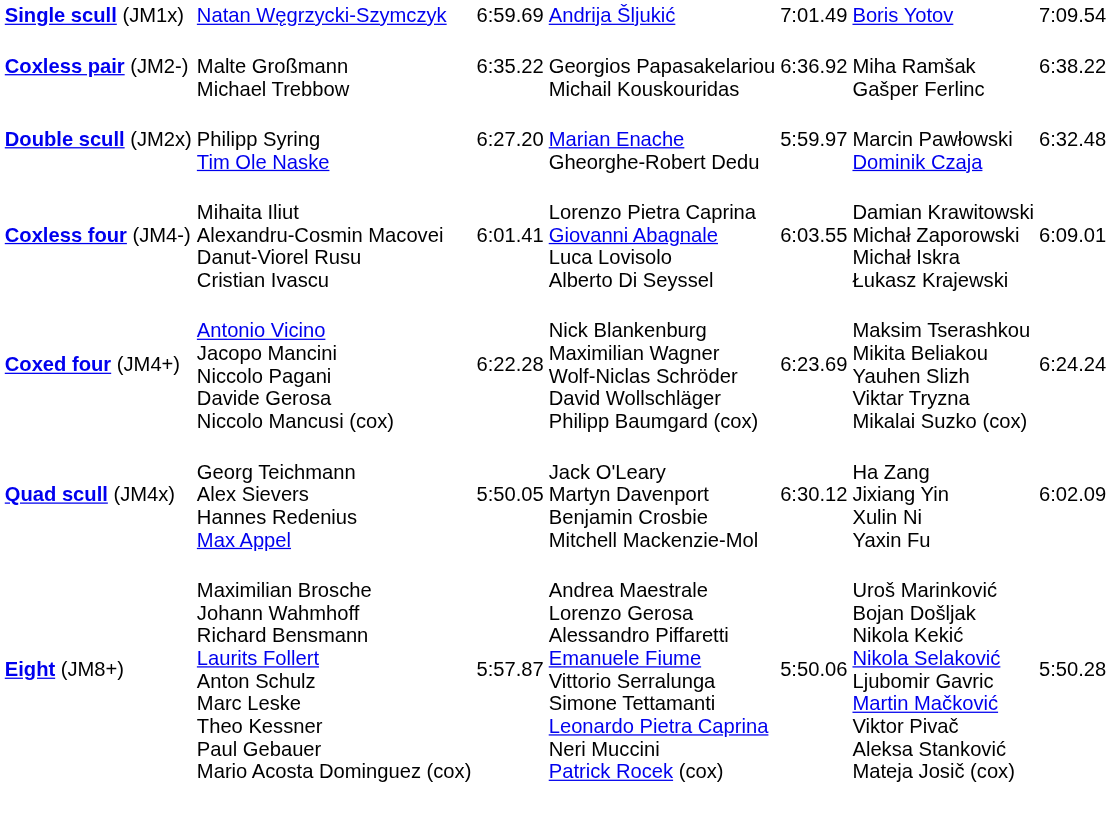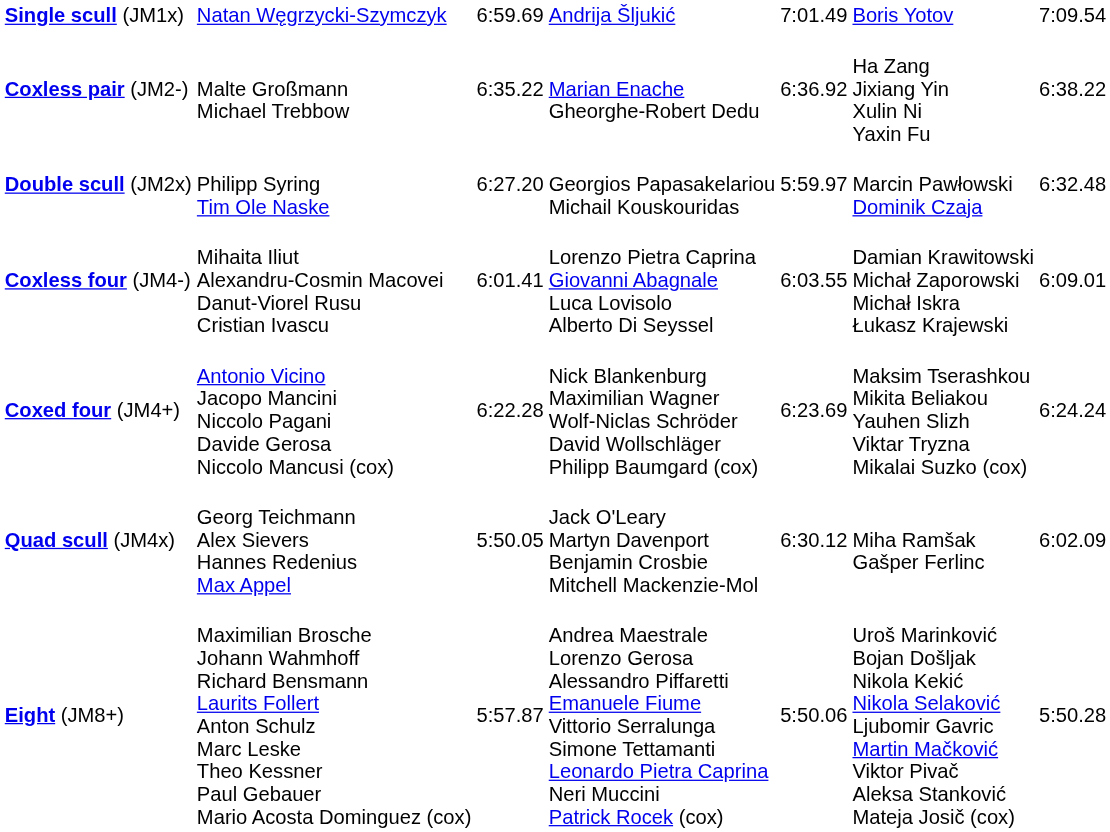(662, 77) Georgios Papasakelariou Michail Kouskouridas -> (654, 100) Marian Enache Gheorghe-Robert Dedu
(919, 77) Miha Ramšak Gašper Ferlinc -> (901, 100) Ha Zang Jixiang Yin Xulin Ni Yaxin Fu
(654, 150) Marian Enache Gheorghe-Robert Dedu -> (662, 196) Georgios Papasakelariou Michail Kouskouridas
(901, 506) Ha Zang Jixiang Yin Xulin Ni Yaxin Fu -> (919, 551) Miha Ramšak Gašper Ferlinc
